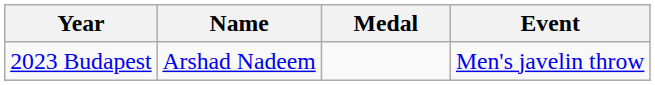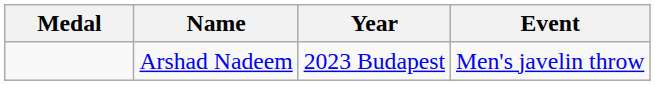columns swapped: (386, 23) <-> (81, 23)
